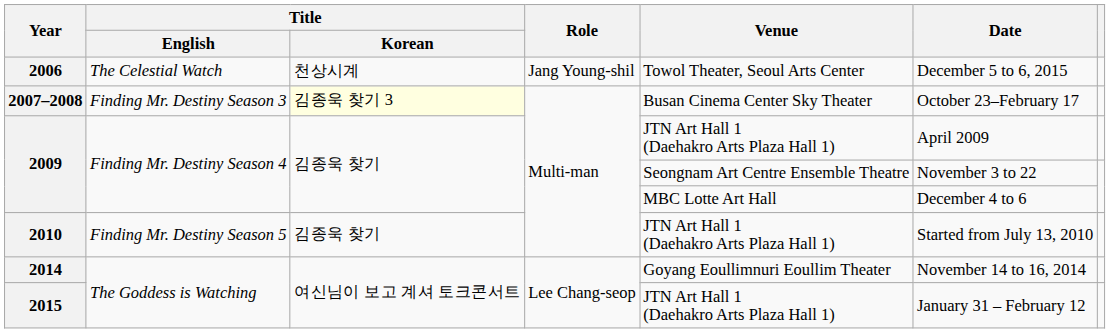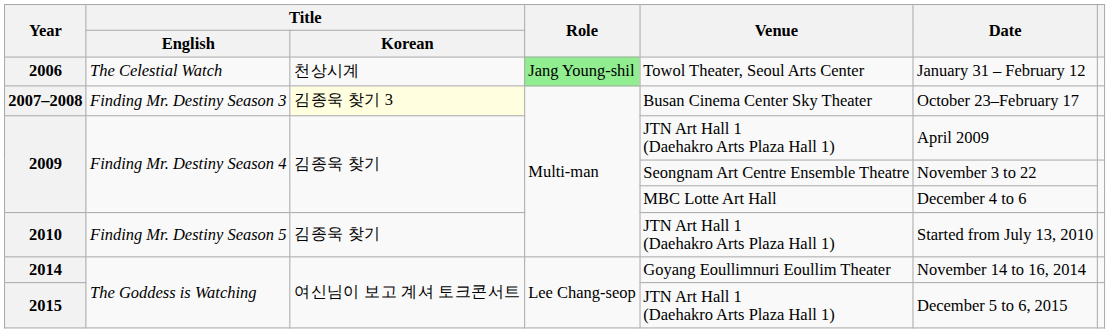(581, 71) no background -> (581, 71) lightgreen background
(992, 71) December 5 to 6, 2015 -> (1001, 71) January 31 – February 12
(1001, 305) January 31 – February 12 -> (992, 305) December 5 to 6, 2015
